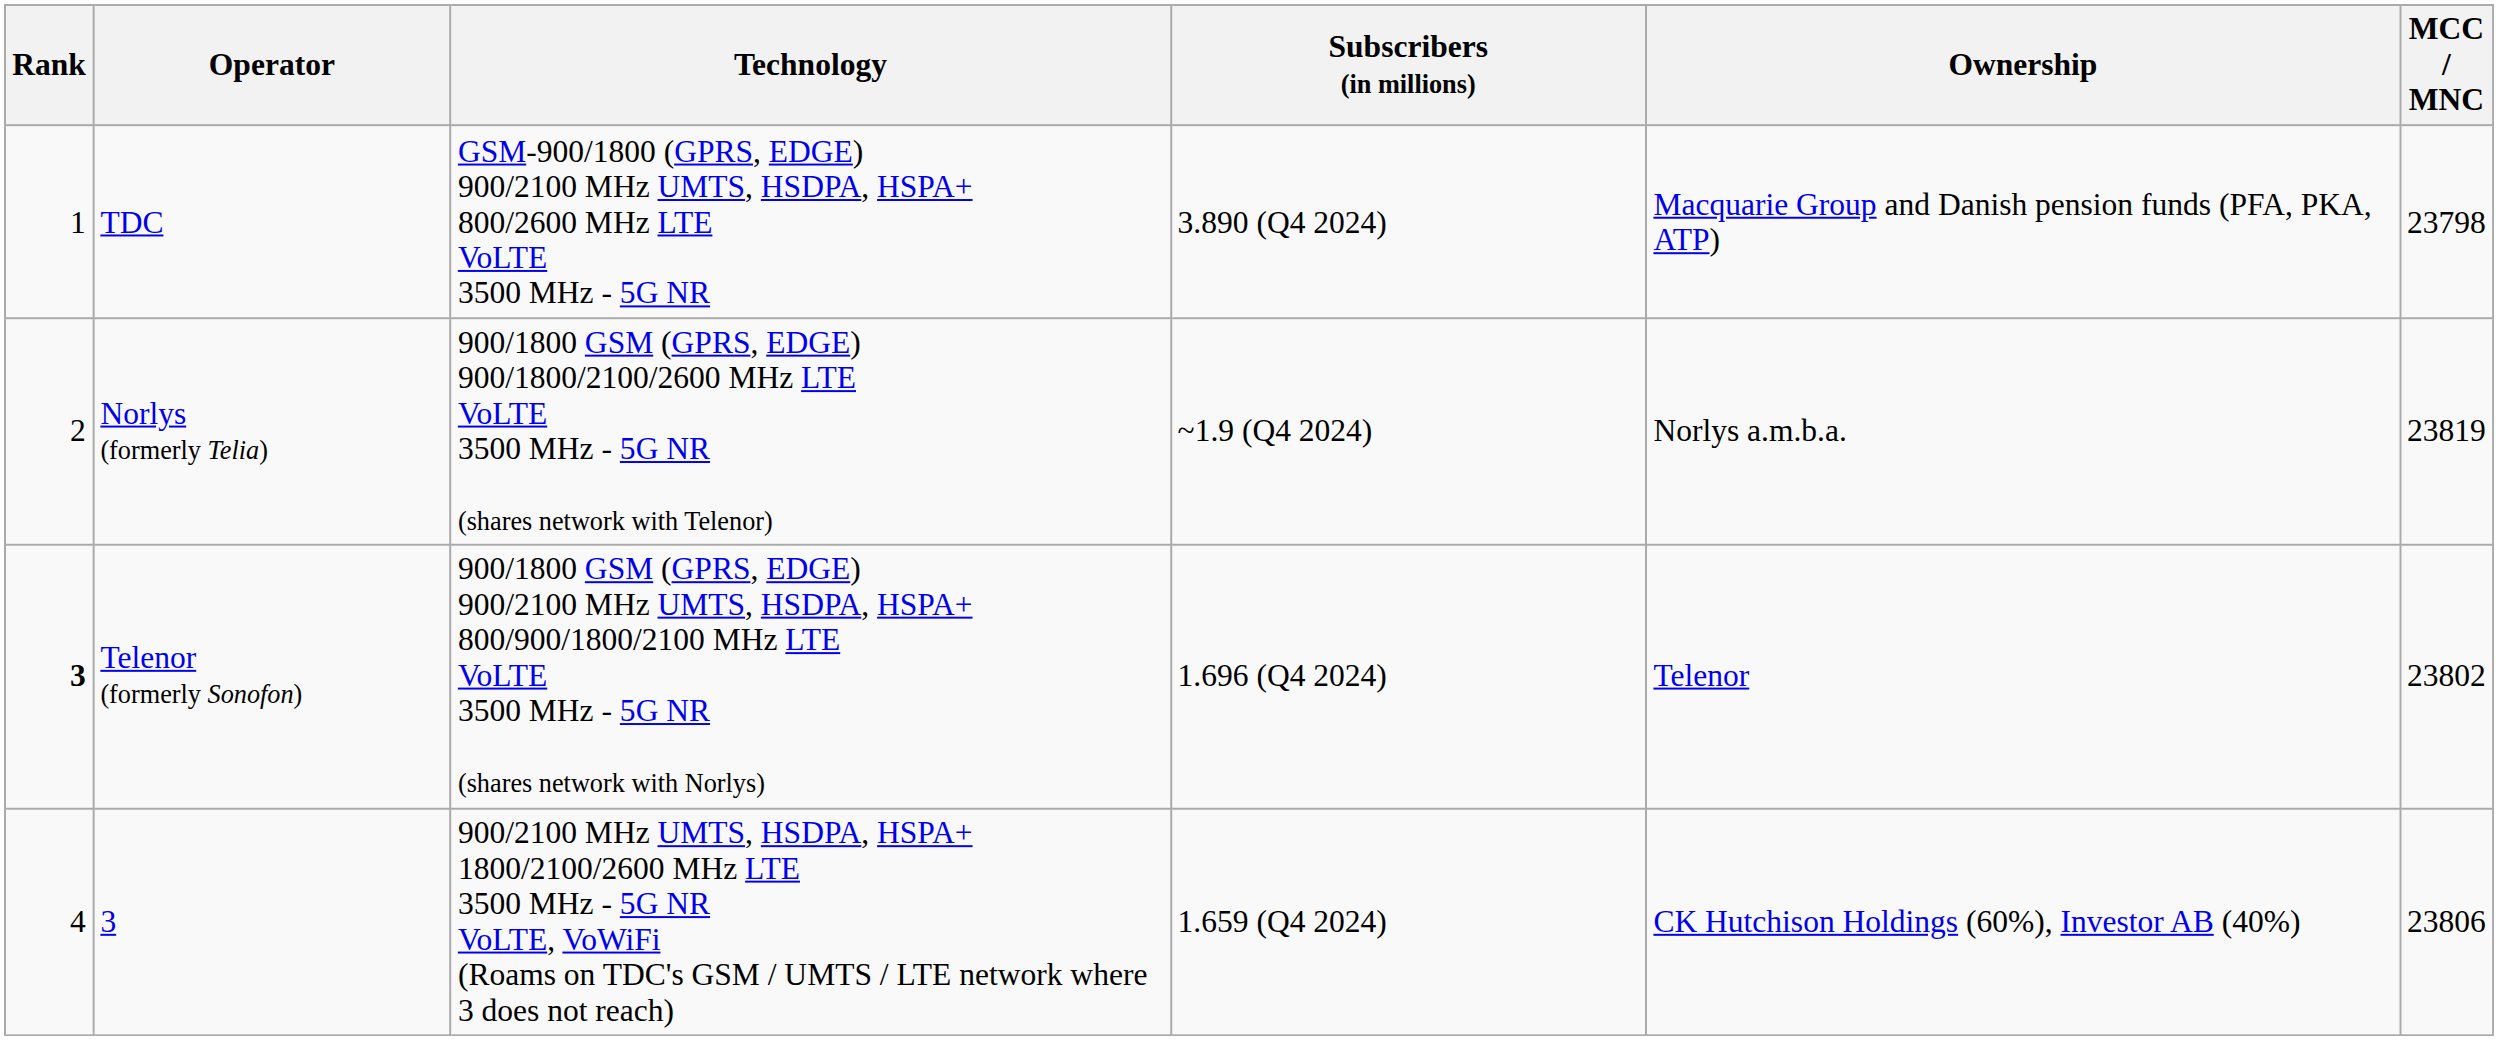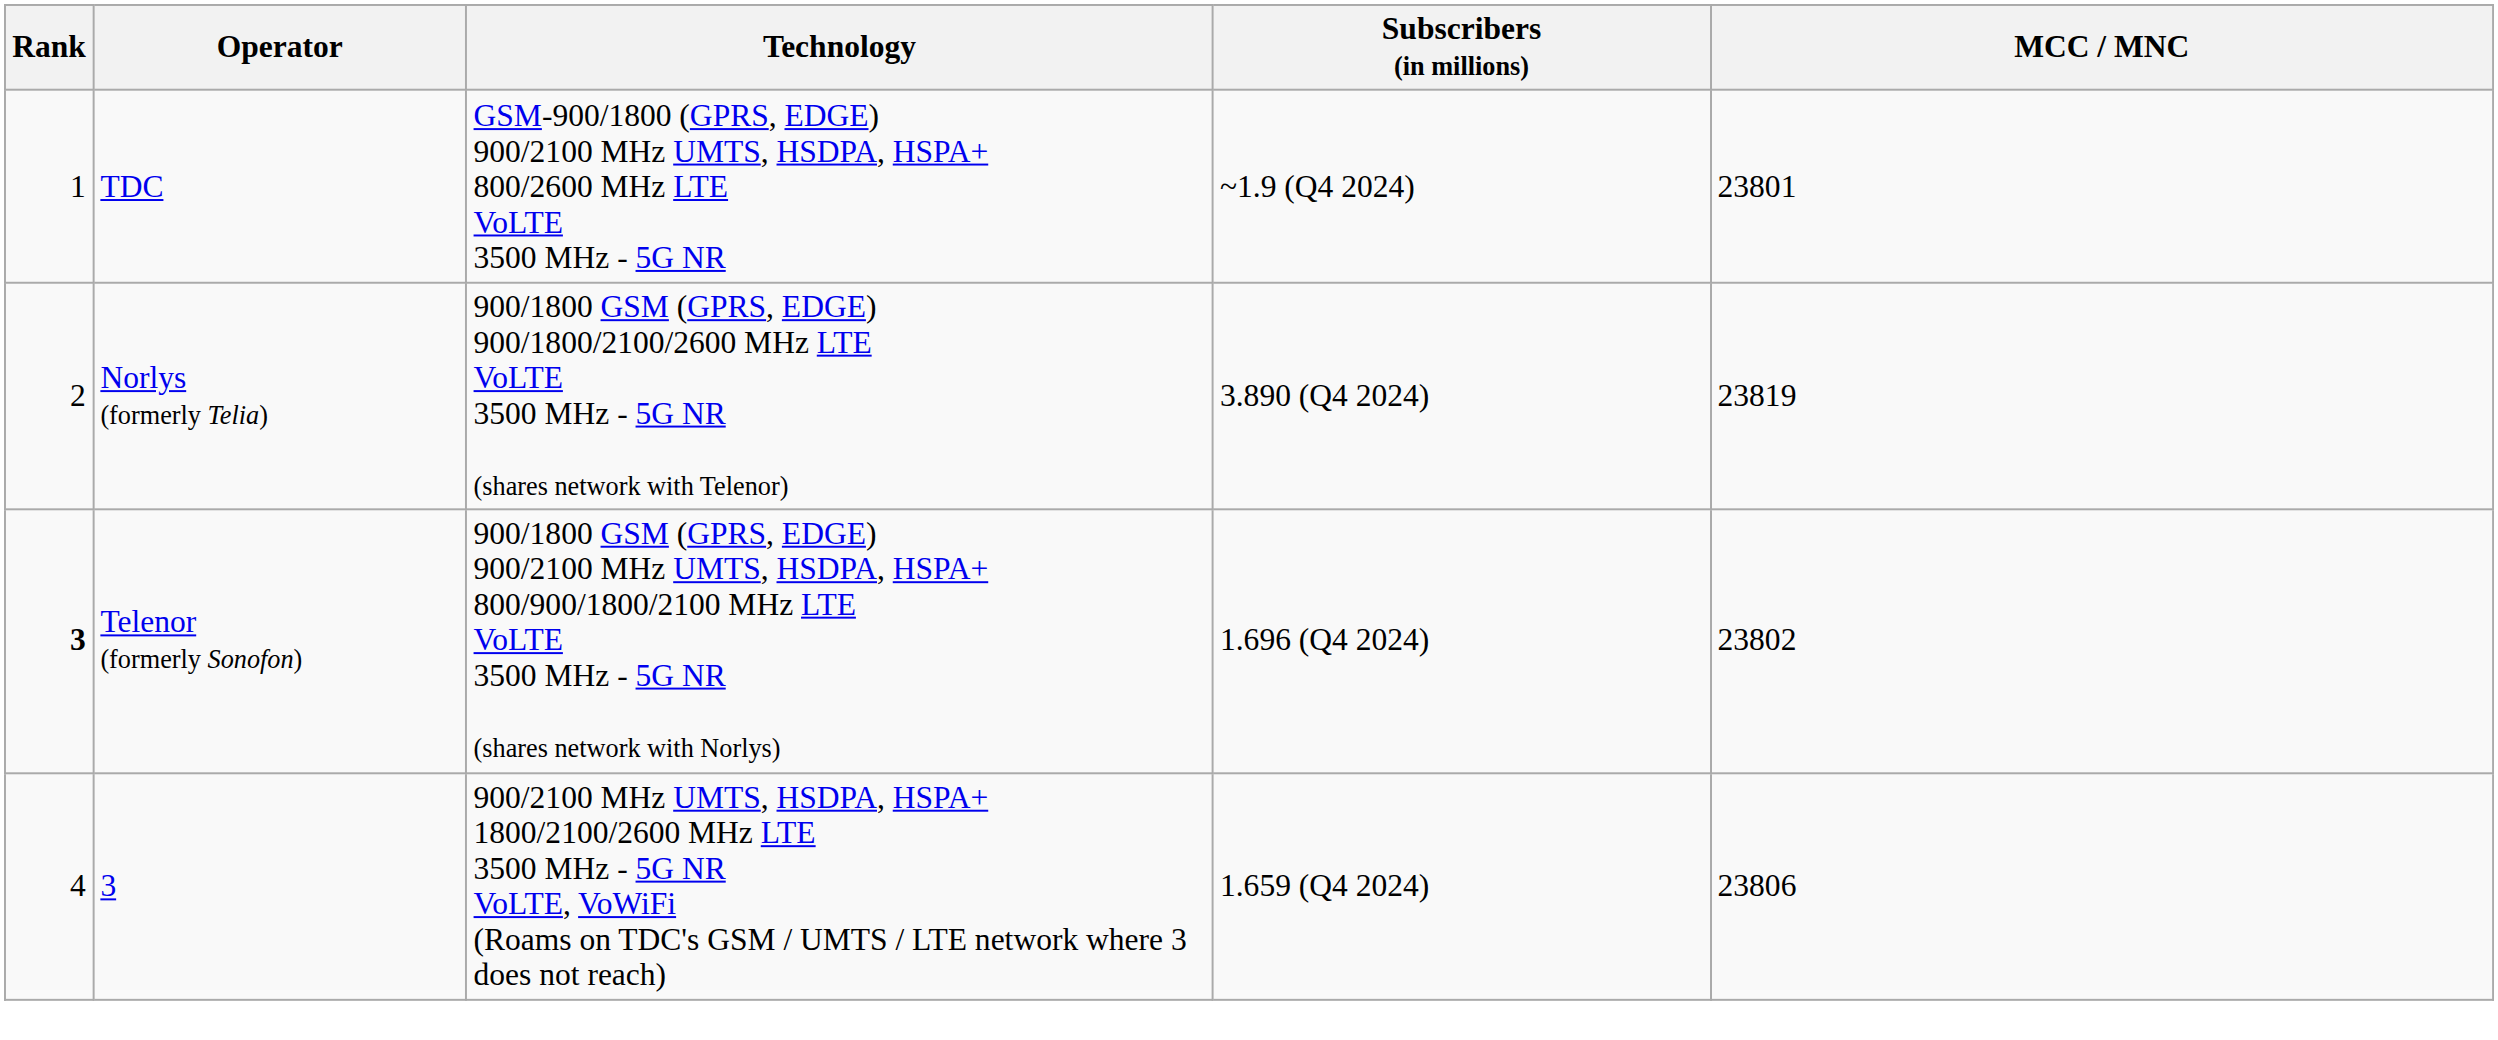- column: (2023, 64)
(1282, 221) 3.890 (Q4 2024) -> (1317, 185) ~1.9 (Q4 2024)
(2446, 221) 23798 -> (1757, 185) 23801
(1275, 430) ~1.9 (Q4 2024) -> (1325, 395) 3.890 (Q4 2024)
